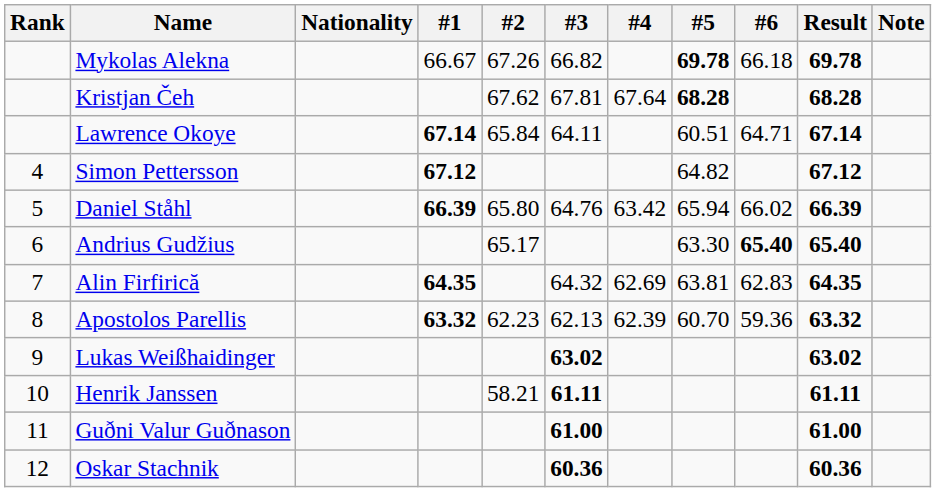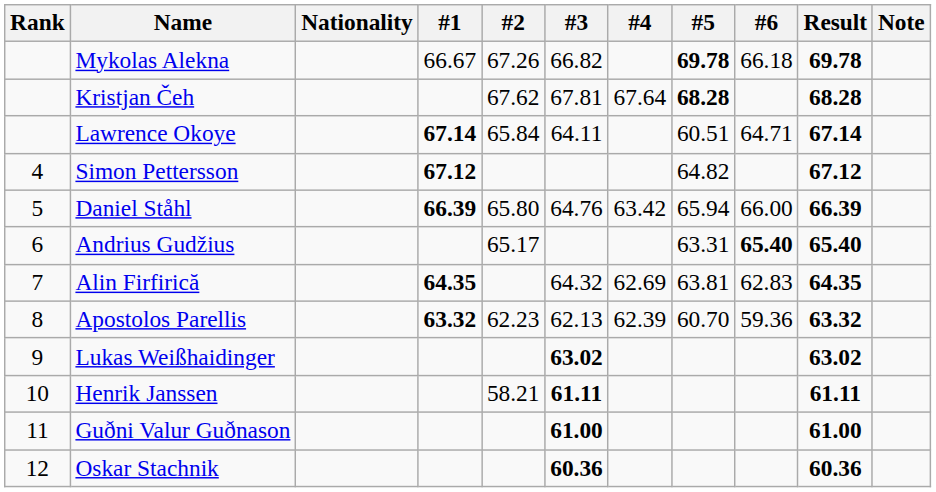(766, 208) 66.02 -> (766, 208) 66.00
(703, 245) 63.30 -> (703, 245) 63.31
